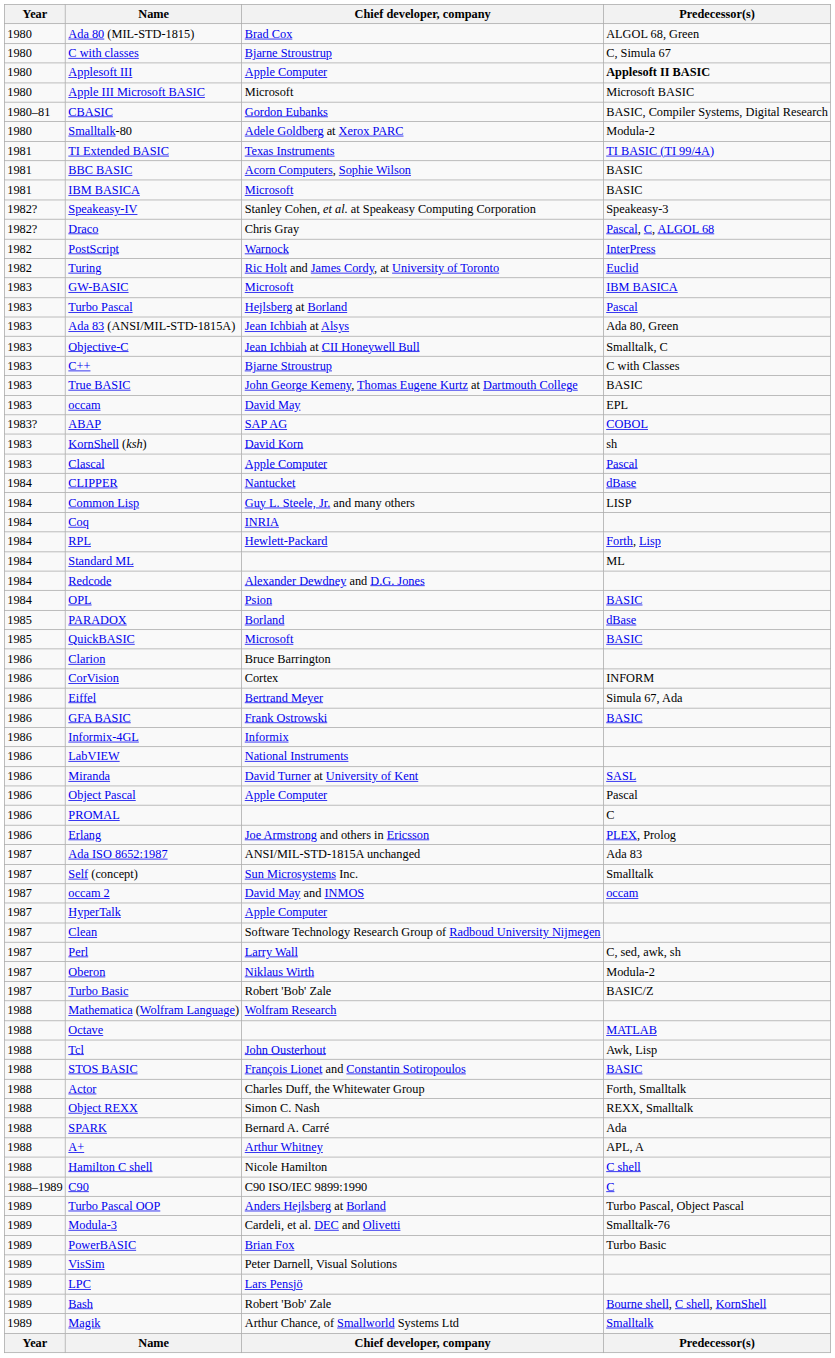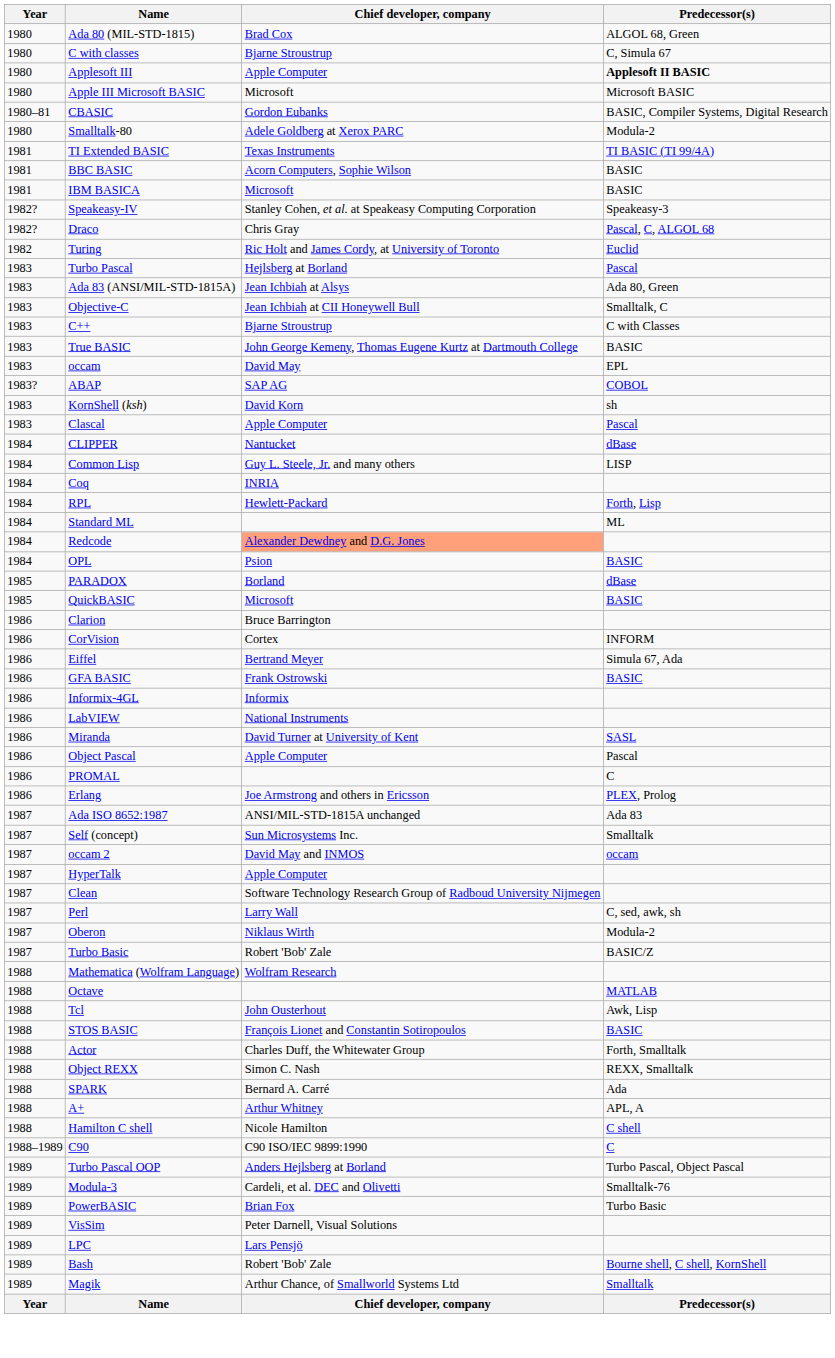- row: (94, 248)
- row: (98, 287)
(335, 580) no background -> (335, 541) lightsalmon background
